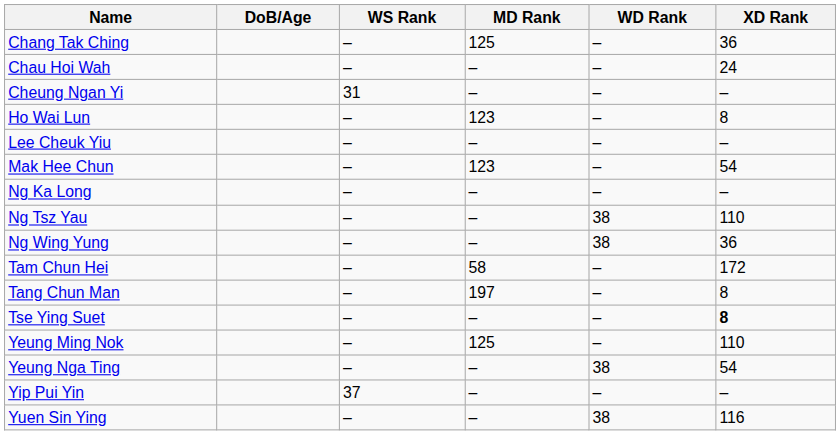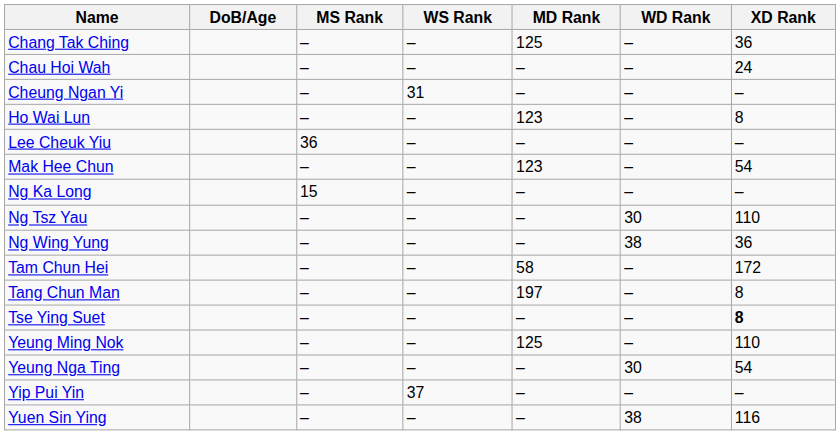+ column: (350, 17)
(601, 217) 38 -> (633, 217) 30
(601, 368) 38 -> (633, 368) 30
